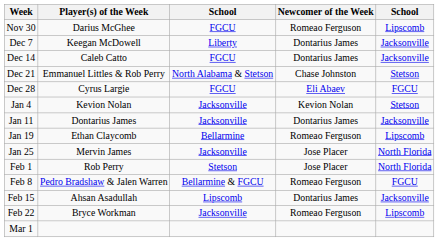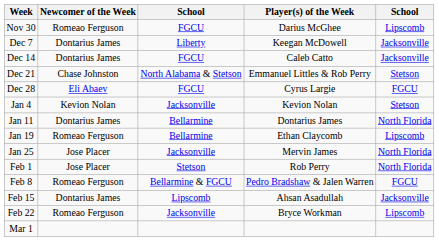columns swapped: (104, 12) <-> (326, 12)
(223, 120) Jacksonville -> (191, 120) Bellarmine
(405, 120) Jacksonville -> (405, 120) North Florida
